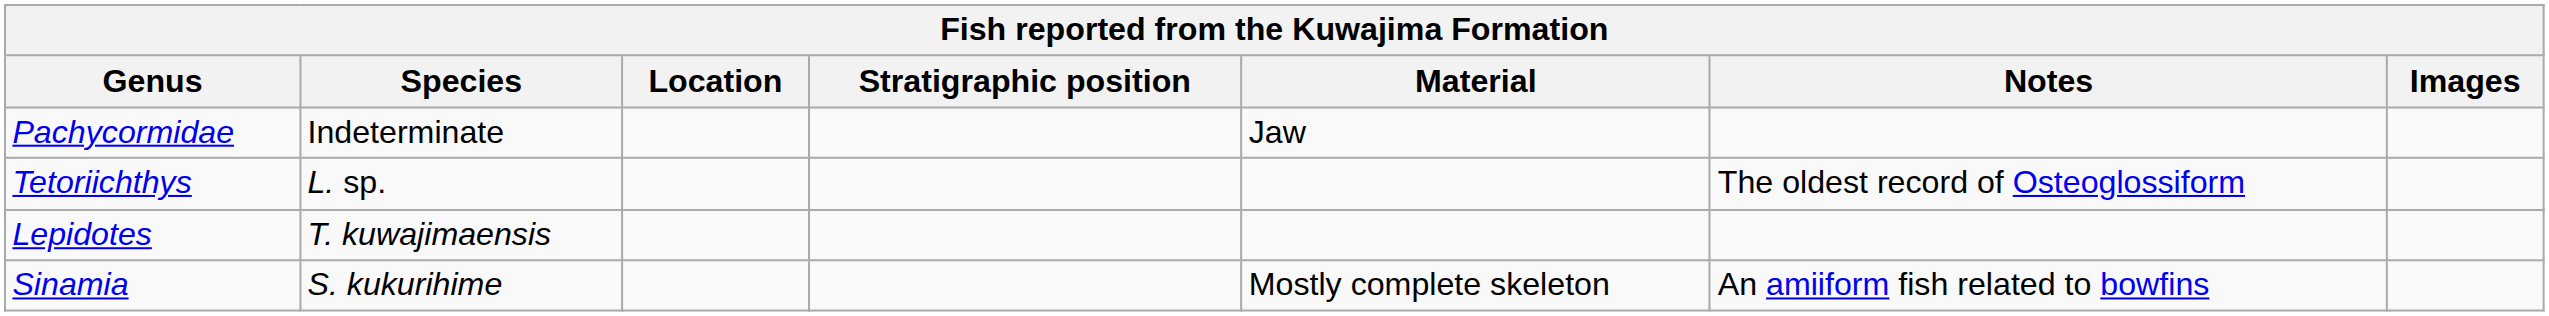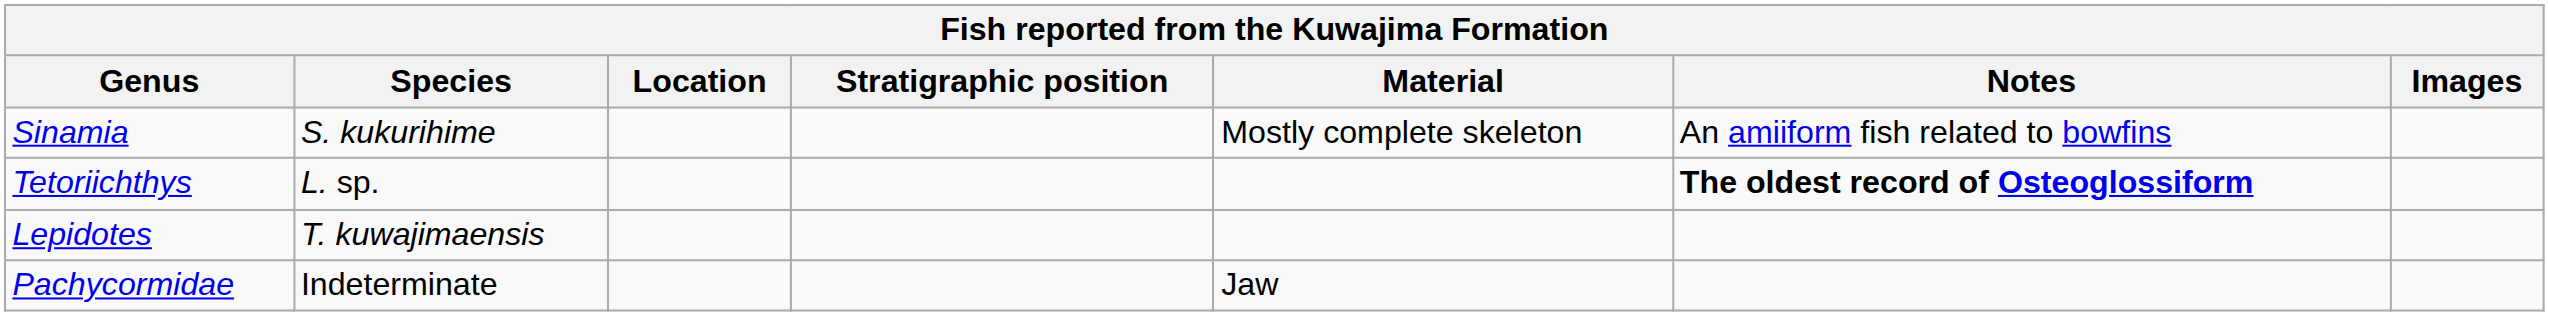rows swapped: (71, 285) <-> (123, 132)
(1981, 183) normal -> (1967, 183) bold
